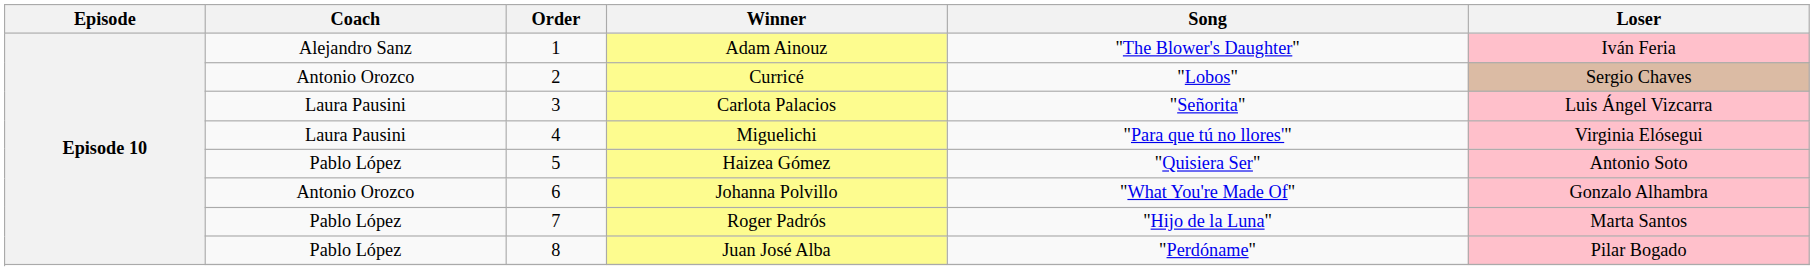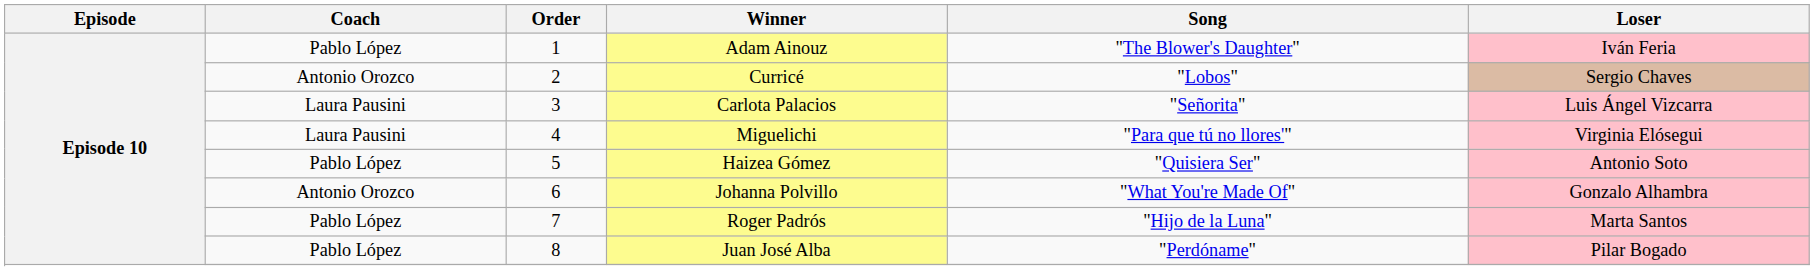(355, 47) Alejandro Sanz -> (355, 47) Pablo López
